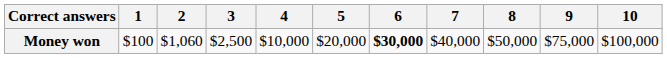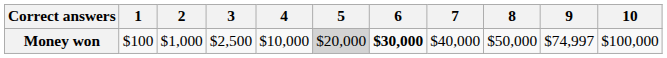(182, 41) $1,060 -> (182, 41) $1,000
(341, 41) no background -> (341, 41) lightgrey background
(569, 41) $75,000 -> (569, 41) $74,997
